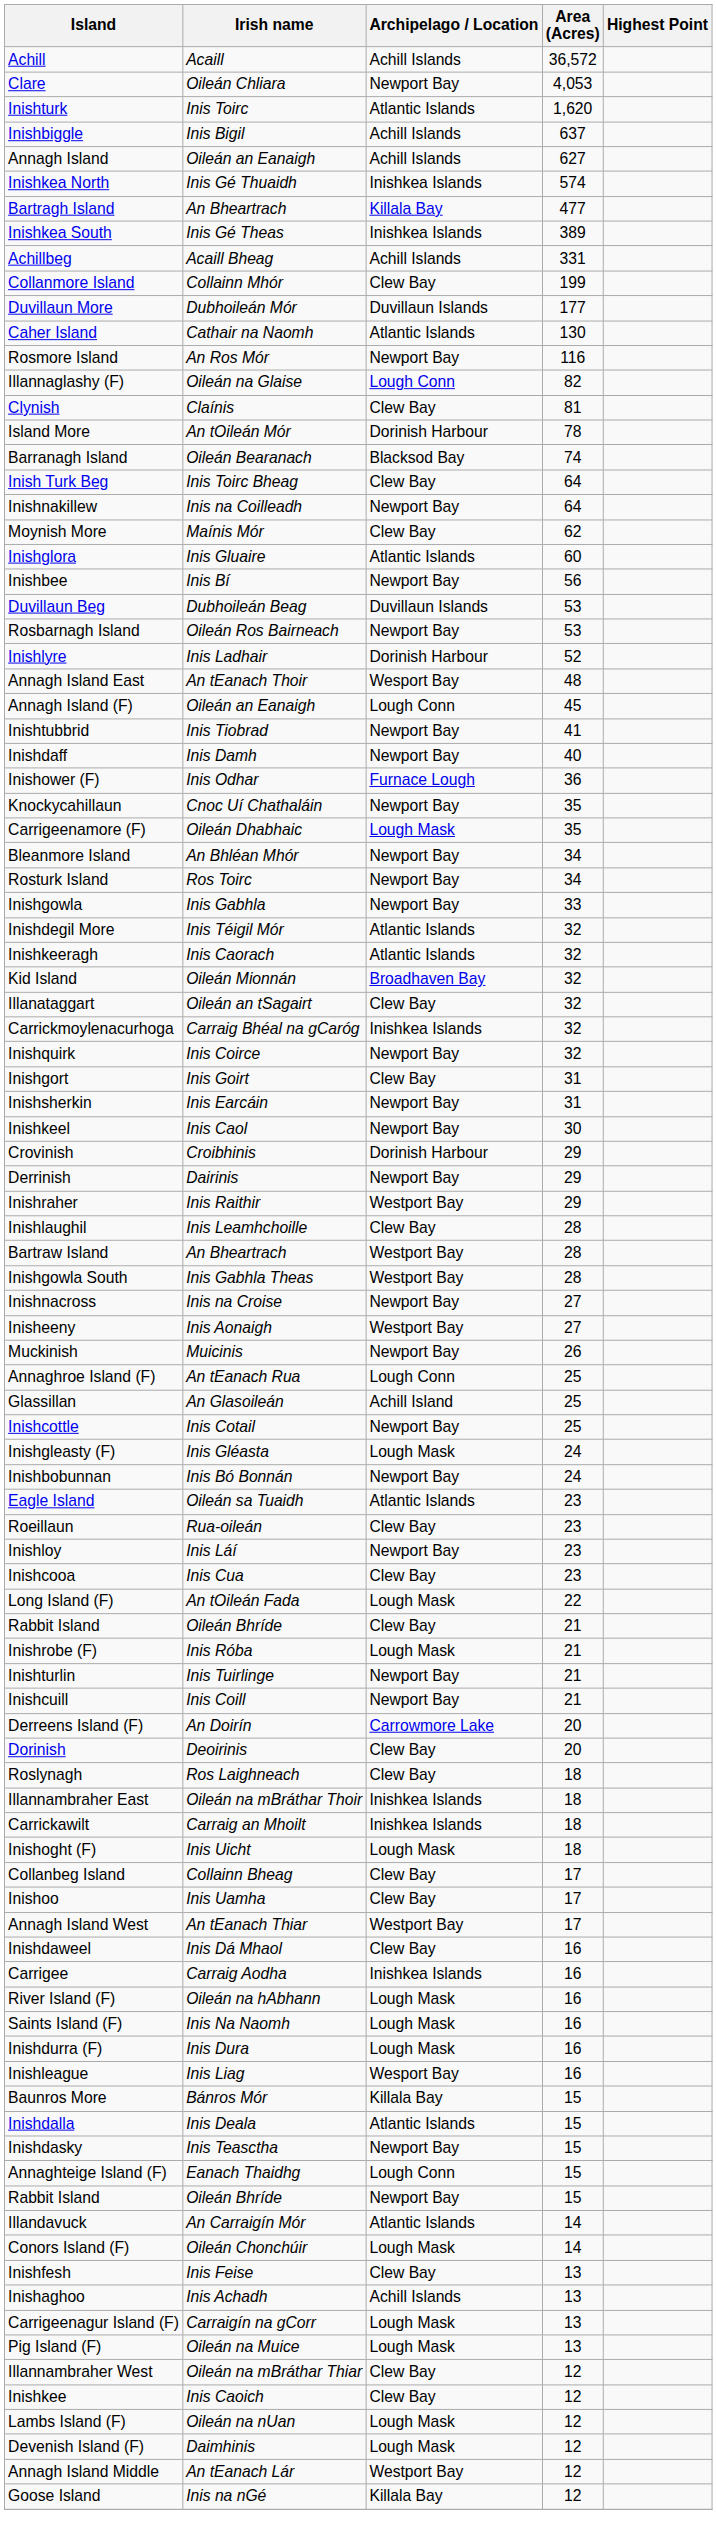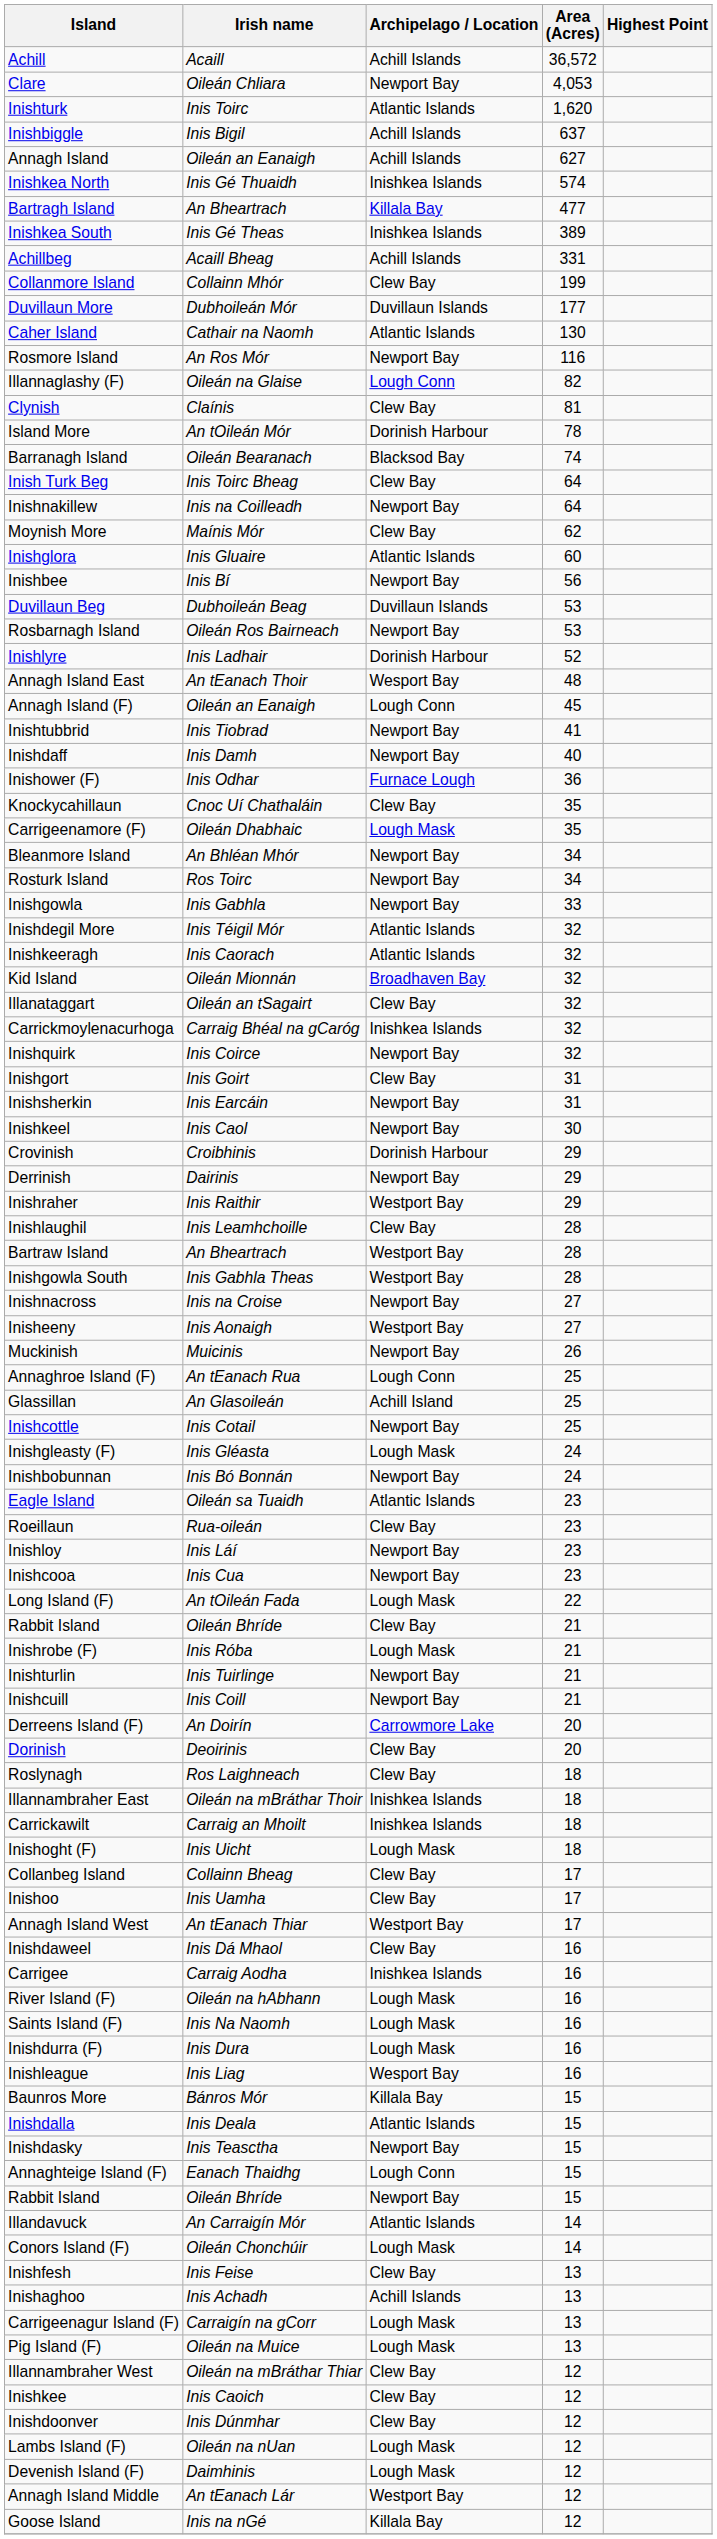(414, 805) Newport Bay -> (403, 805) Clew Bay
(403, 1576) Clew Bay -> (414, 1576) Newport Bay
+ row: (53, 2421)
